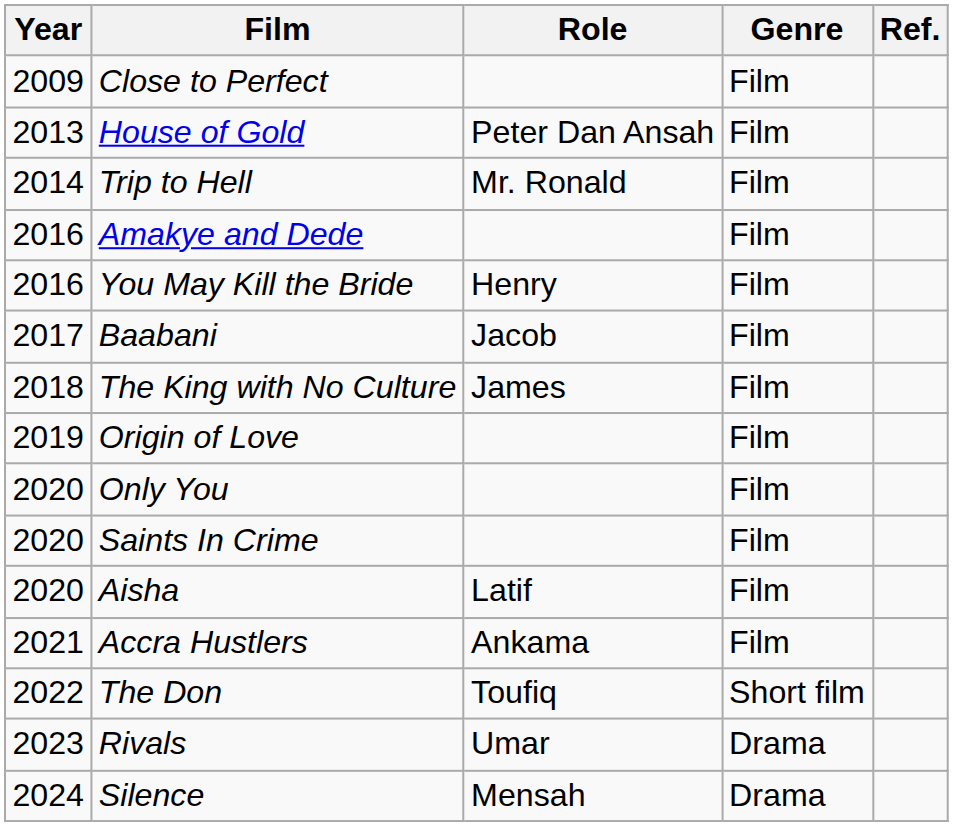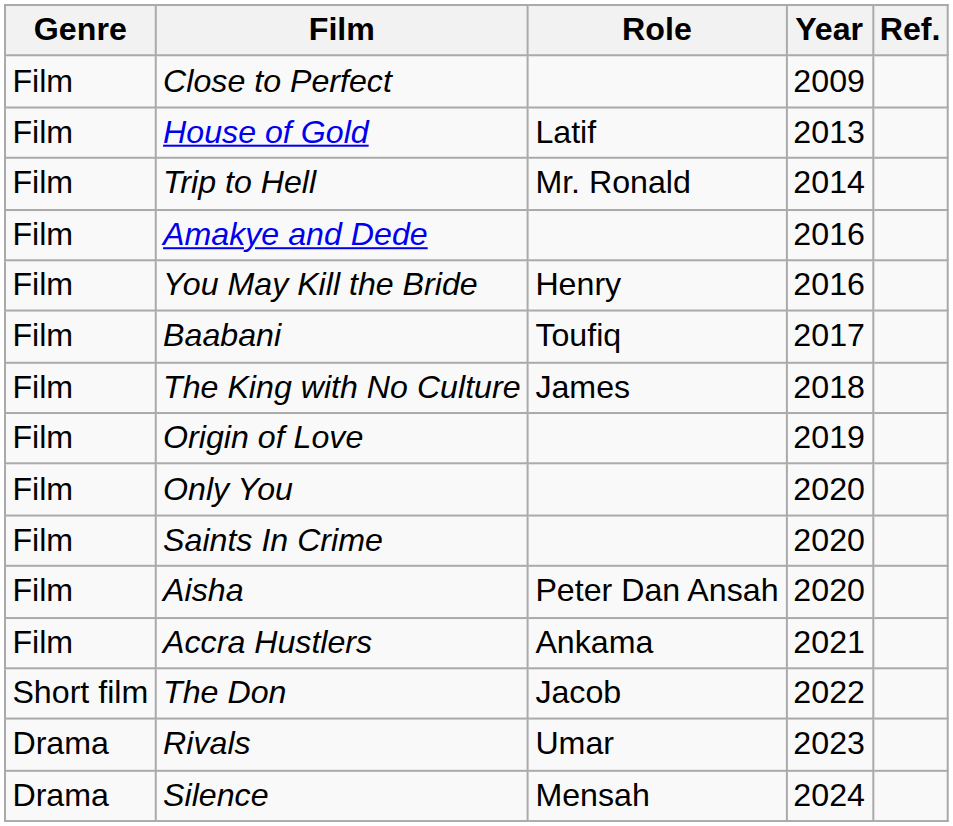columns swapped: (48, 30) <-> (797, 30)
(593, 132) Peter Dan Ansah -> (566, 132) Latif
(514, 336) Jacob -> (578, 336) Toufiq
(502, 591) Latif -> (657, 591) Peter Dan Ansah
(514, 693) Toufiq -> (578, 693) Jacob
